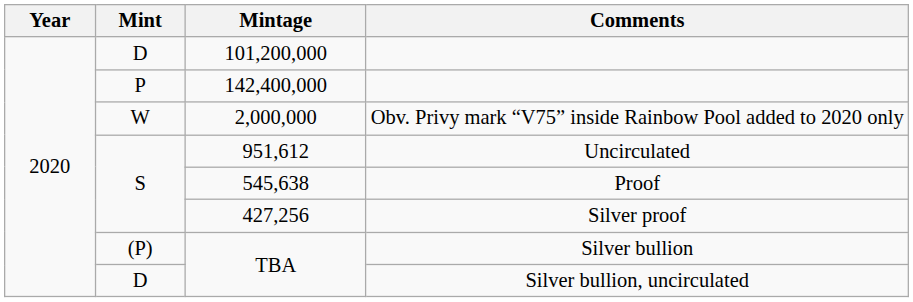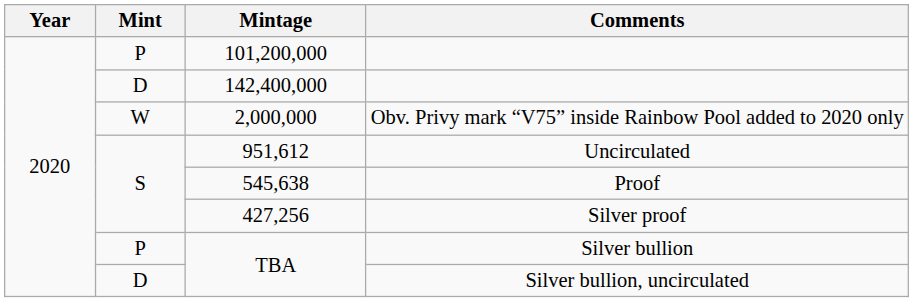(140, 53) D -> (140, 53) P
(140, 85) P -> (140, 85) D
(140, 248) (P) -> (140, 248) P
